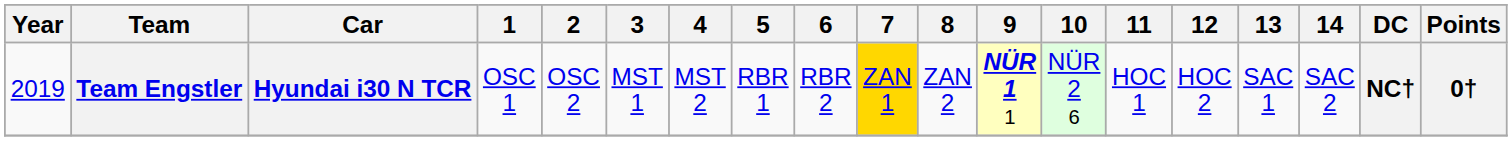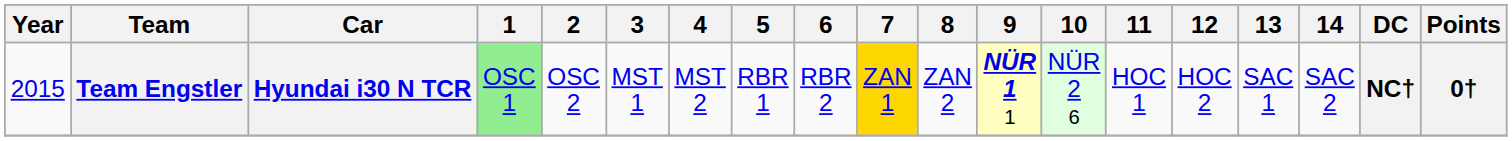(38, 89) 2019 -> (38, 89) 2015
(509, 89) no background -> (509, 89) lightgreen background
